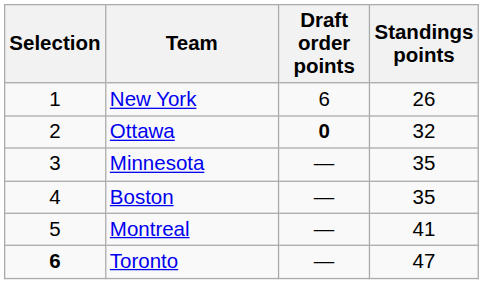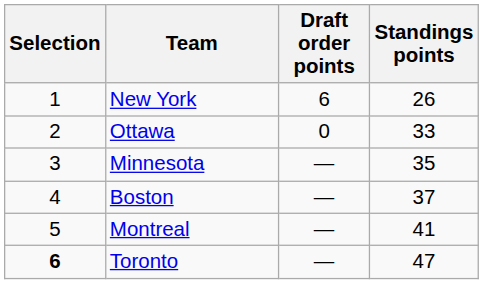(324, 131) bold -> (324, 131) normal
(424, 131) 32 -> (424, 131) 33
(424, 196) 35 -> (424, 196) 37
